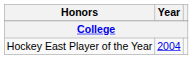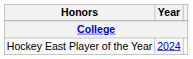(169, 46) 2004 -> (169, 46) 2024
